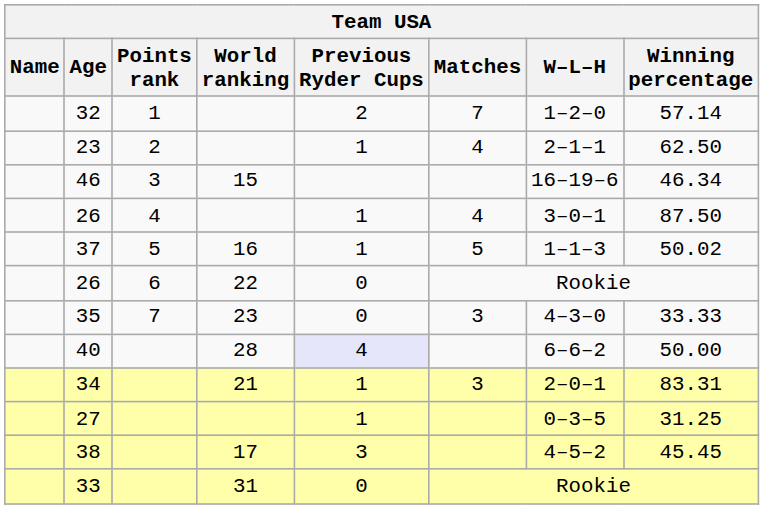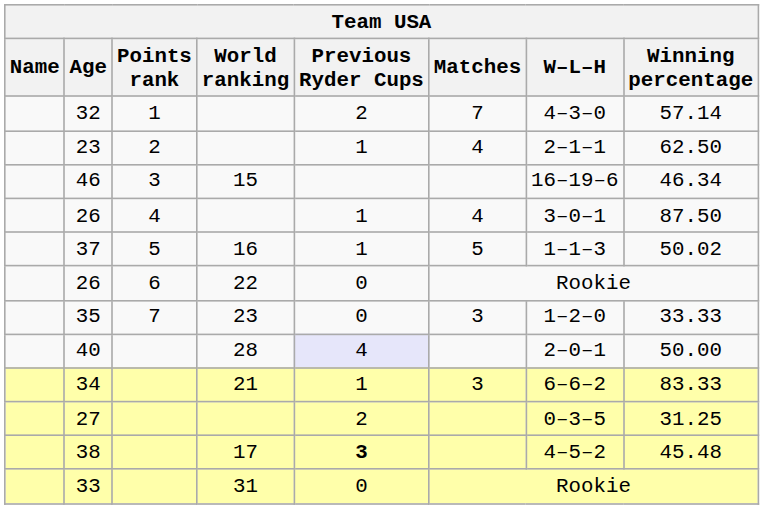(575, 114) 1–2–0 -> (575, 114) 4–3–0
(575, 317) 4–3–0 -> (575, 317) 1–2–0
(575, 351) 6–6–2 -> (575, 351) 2–0–1
(575, 385) 2–0–1 -> (575, 385) 6–6–2
(691, 385) 83.31 -> (691, 385) 83.33
(361, 419) 1 -> (361, 419) 2
(361, 453) normal -> (361, 453) bold
(691, 453) 45.45 -> (691, 453) 45.48
